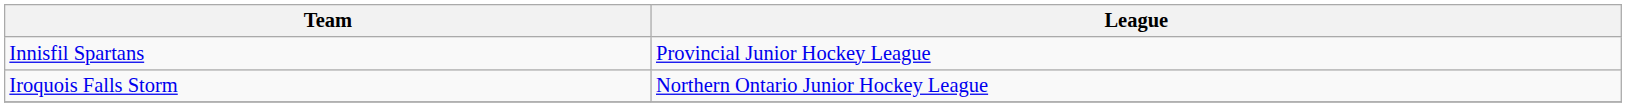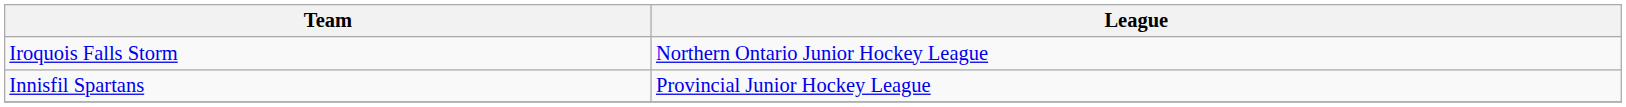rows swapped: (77, 53) <-> (94, 85)
